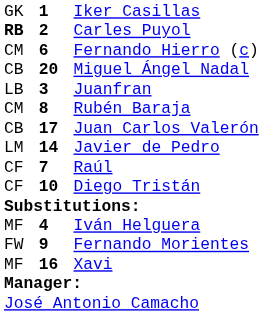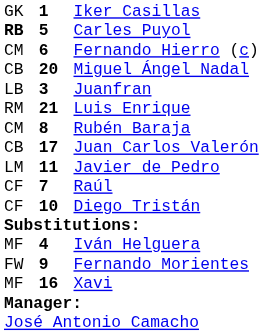(44, 31) 2 -> (44, 31) 5
+ row: (132, 109)
(49, 148) 14 -> (49, 167) 11
